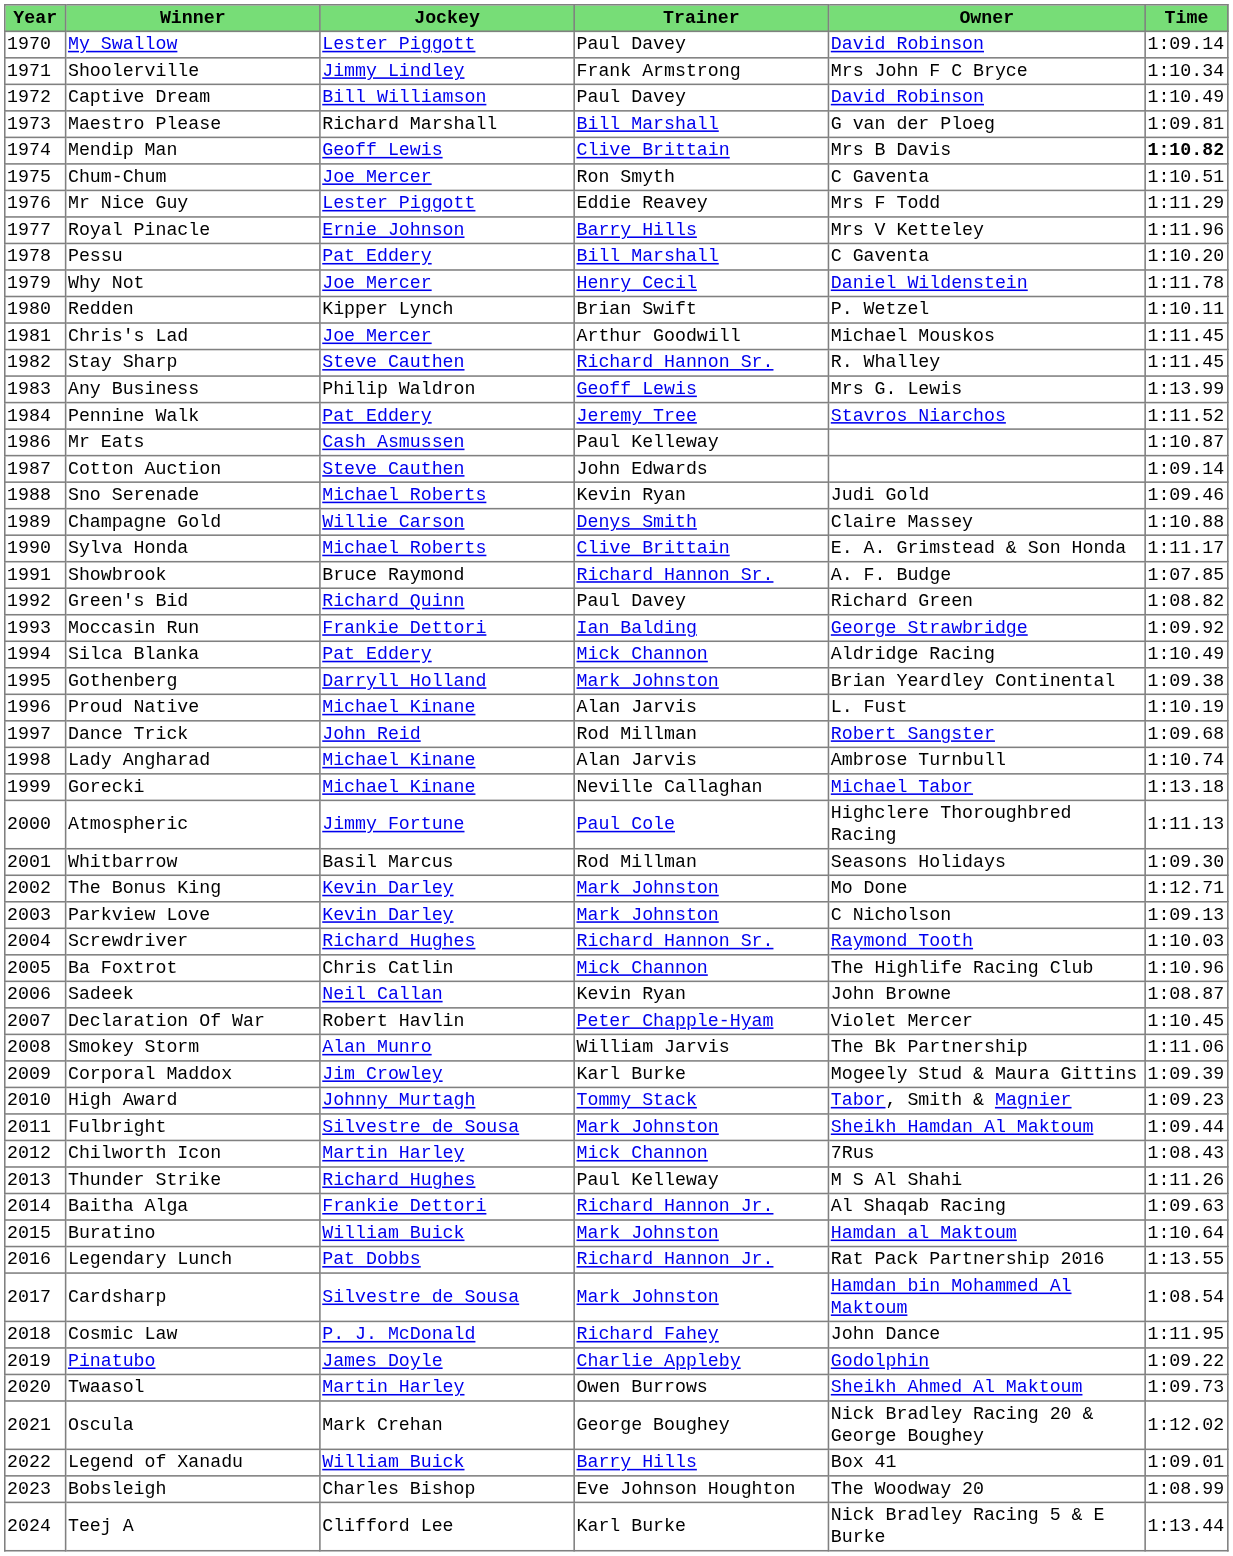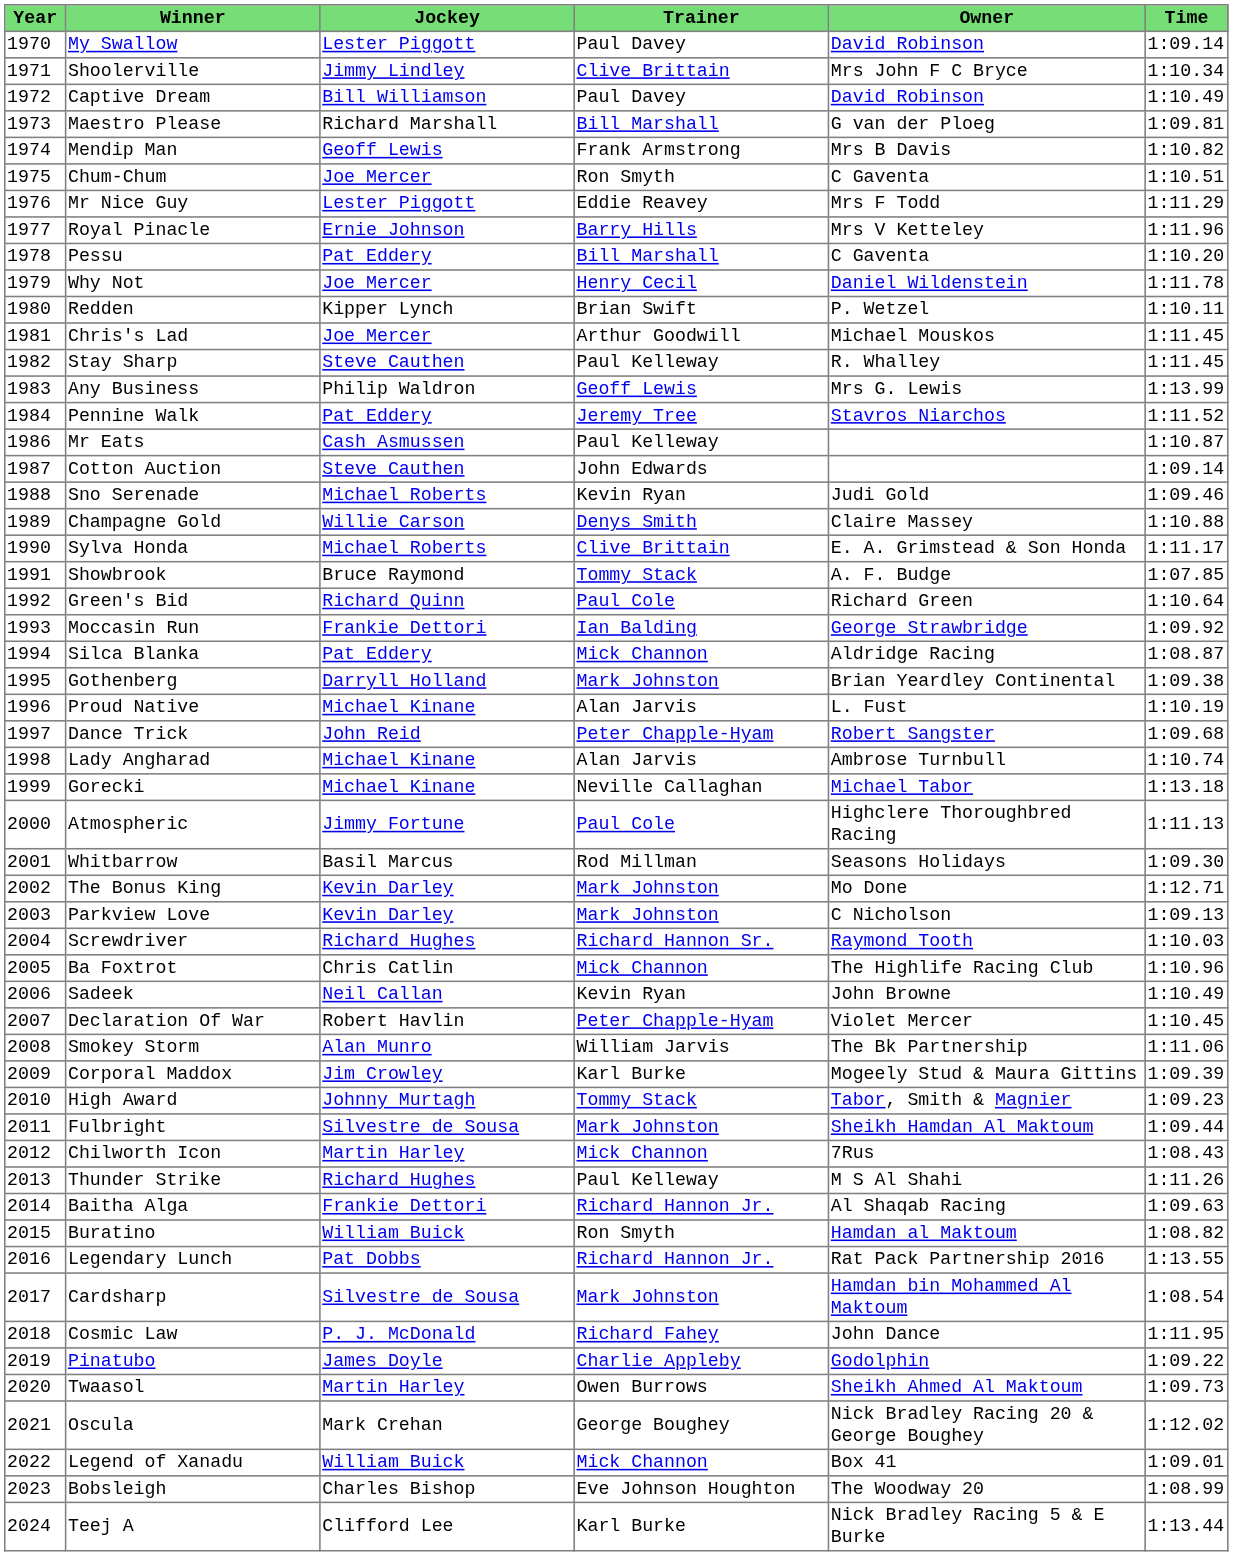(659, 71) Frank Armstrong -> (653, 71) Clive Brittain
(653, 151) Clive Brittain -> (659, 151) Frank Armstrong
(1186, 151) bold -> (1186, 151) normal
(675, 363) Richard Hannon Sr. -> (648, 363) Paul Kelleway
(675, 575) Richard Hannon Sr. -> (637, 575) Tommy Stack
(631, 601) Paul Davey -> (626, 601) Paul Cole
(1186, 601) 1:08.82 -> (1186, 601) 1:10.64
(1186, 655) 1:10.49 -> (1186, 655) 1:08.87
(637, 734) Rod Millman -> (675, 734) Peter Chapple-Hyam
(1186, 995) 1:08.87 -> (1186, 995) 1:10.49
(648, 1233) Mark Johnston -> (626, 1233) Ron Smyth
(1186, 1233) 1:10.64 -> (1186, 1233) 1:08.82
(637, 1463) Barry Hills -> (642, 1463) Mick Channon
